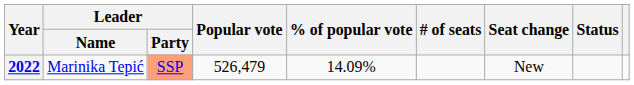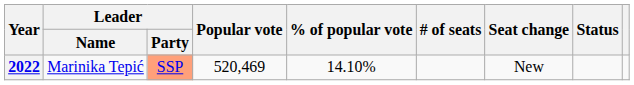(239, 67) 526,479 -> (239, 67) 520,469
(351, 67) 14.09% -> (351, 67) 14.10%
